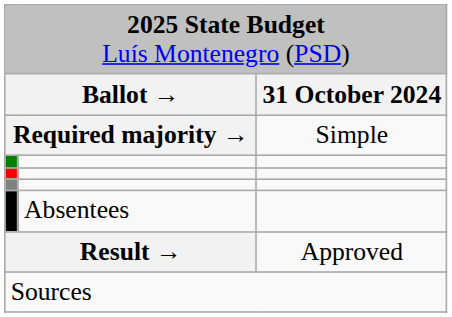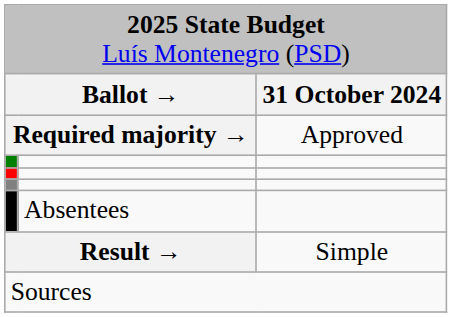(352, 134) Simple -> (352, 134) Approved
(352, 251) Approved -> (352, 251) Simple
